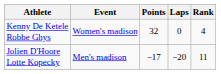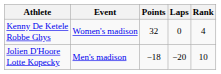(154, 57) −17 -> (154, 57) −18
(203, 57) 11 -> (203, 57) 10
